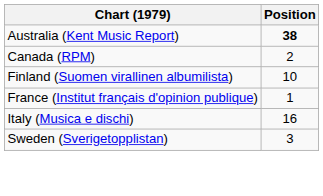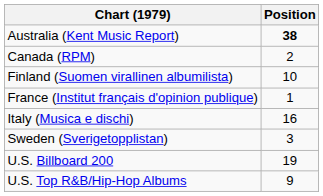+ row: (60, 160)
+ row: (97, 181)
